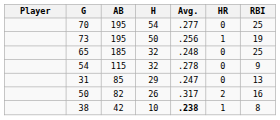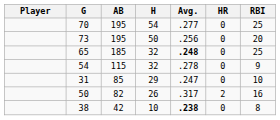(223, 39) 1 -> (223, 39) 0
(258, 39) 19 -> (258, 39) 20
(188, 53) normal -> (188, 53) bold
(258, 80) 13 -> (258, 80) 10
(223, 108) 1 -> (223, 108) 0
